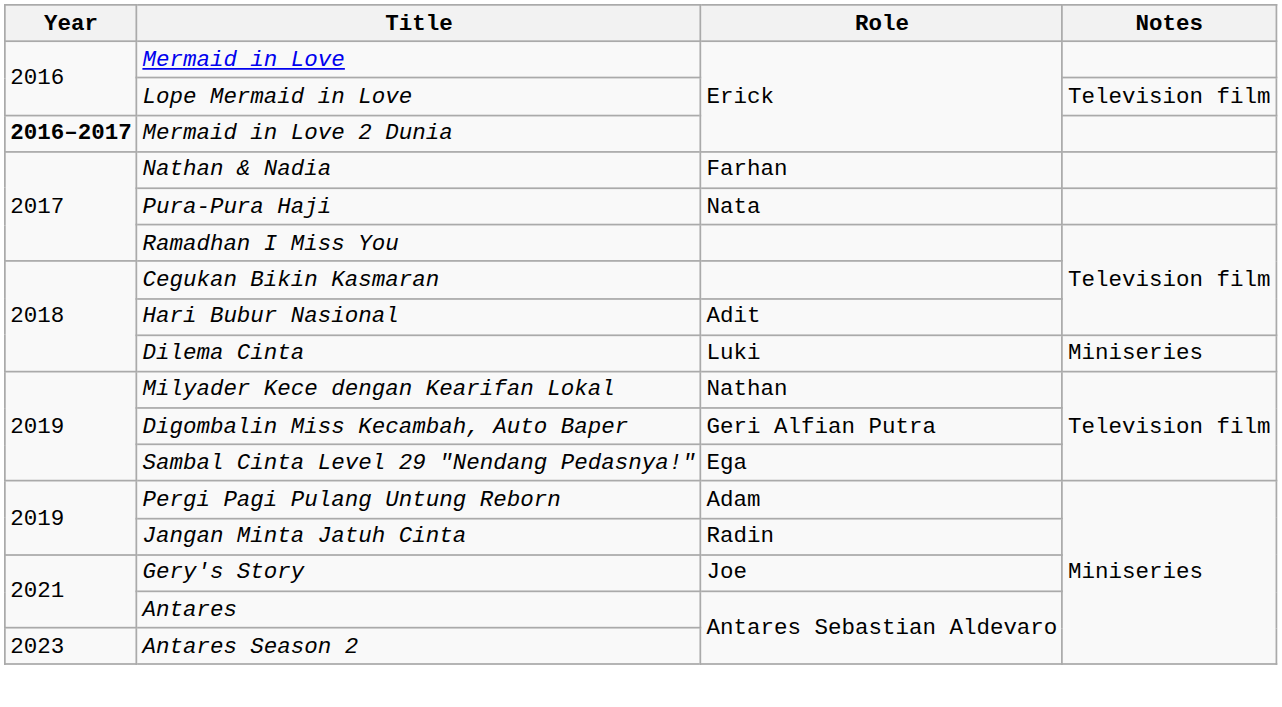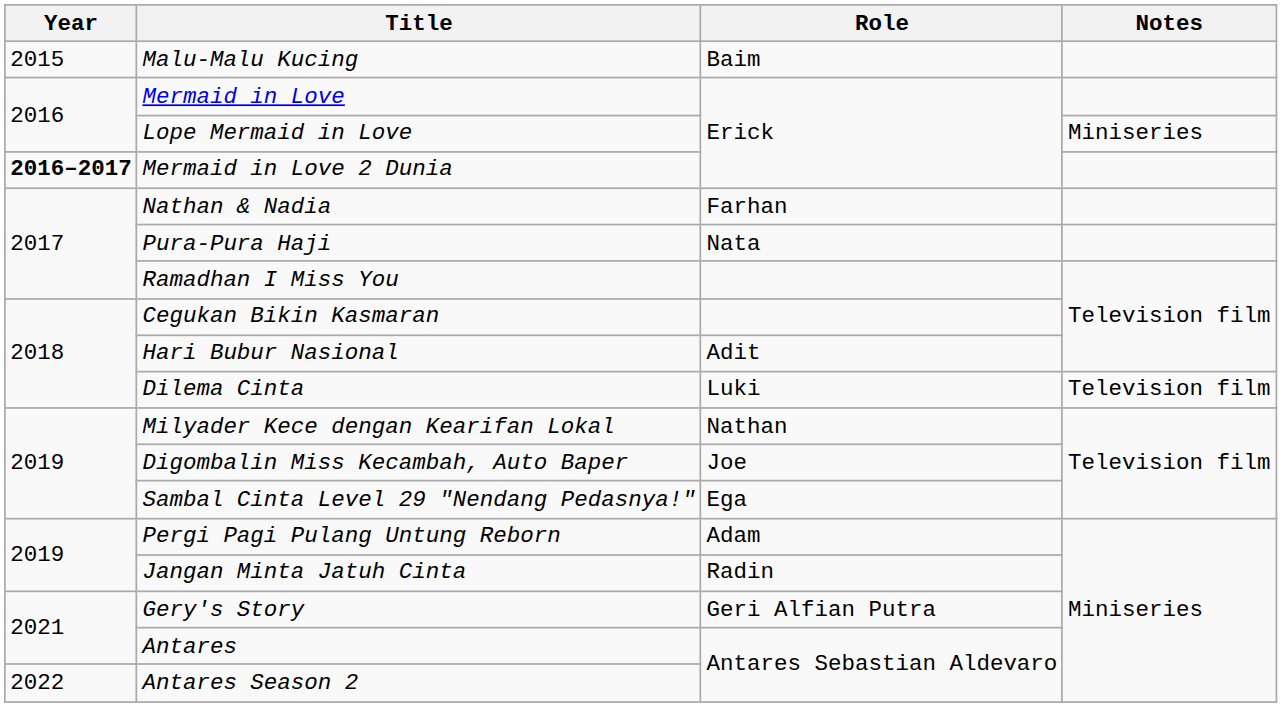+ row: (250, 60)
(1169, 97) Television film -> (1136, 133) Miniseries
(1136, 353) Miniseries -> (1169, 390) Television film
(821, 426) Geri Alfian Putra -> (727, 463) Joe
(727, 573) Joe -> (821, 610) Geri Alfian Putra
(37, 646) 2023 -> (37, 683) 2022
